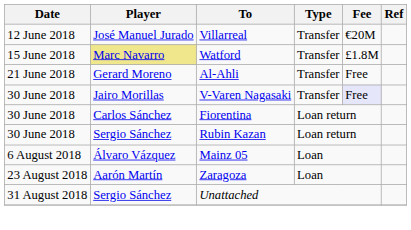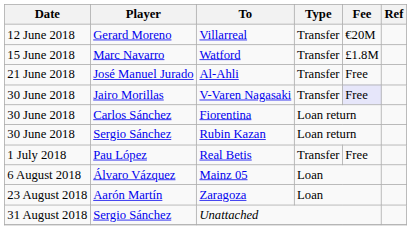(143, 34) José Manuel Jurado -> (132, 34) Gerard Moreno
(129, 54) khaki background -> (129, 54) no background
(132, 74) Gerard Moreno -> (143, 74) José Manuel Jurado
+ row: (226, 154)
